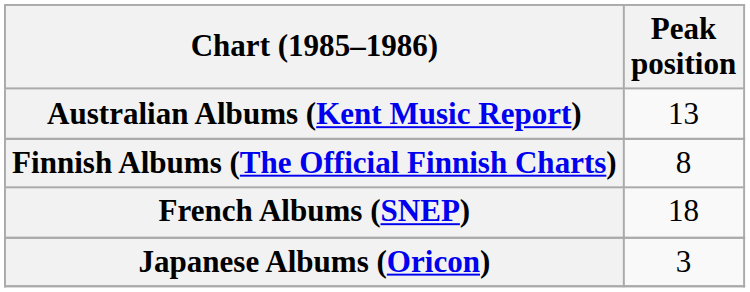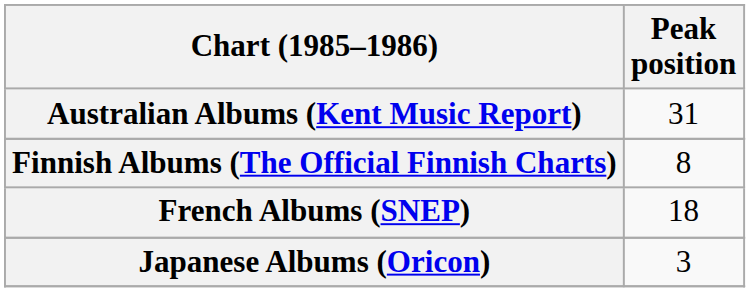(684, 113) 13 -> (684, 113) 31
